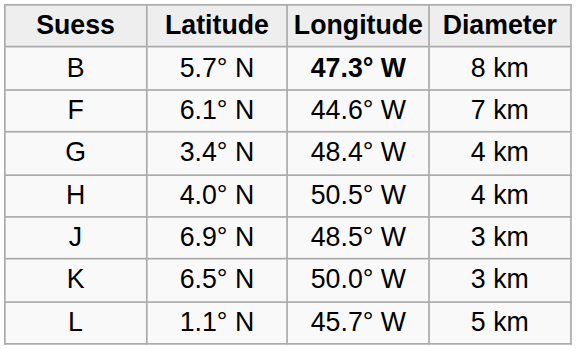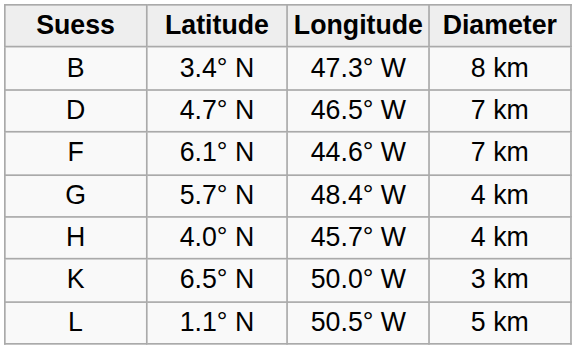(217, 68) 5.7° N -> (217, 68) 3.4° N
(358, 68) bold -> (358, 68) normal
+ row: (76, 110)
(217, 152) 3.4° N -> (217, 195) 5.7° N
(358, 195) 50.5° W -> (358, 237) 45.7° W
- row: (76, 237)
(358, 322) 45.7° W -> (358, 322) 50.5° W
